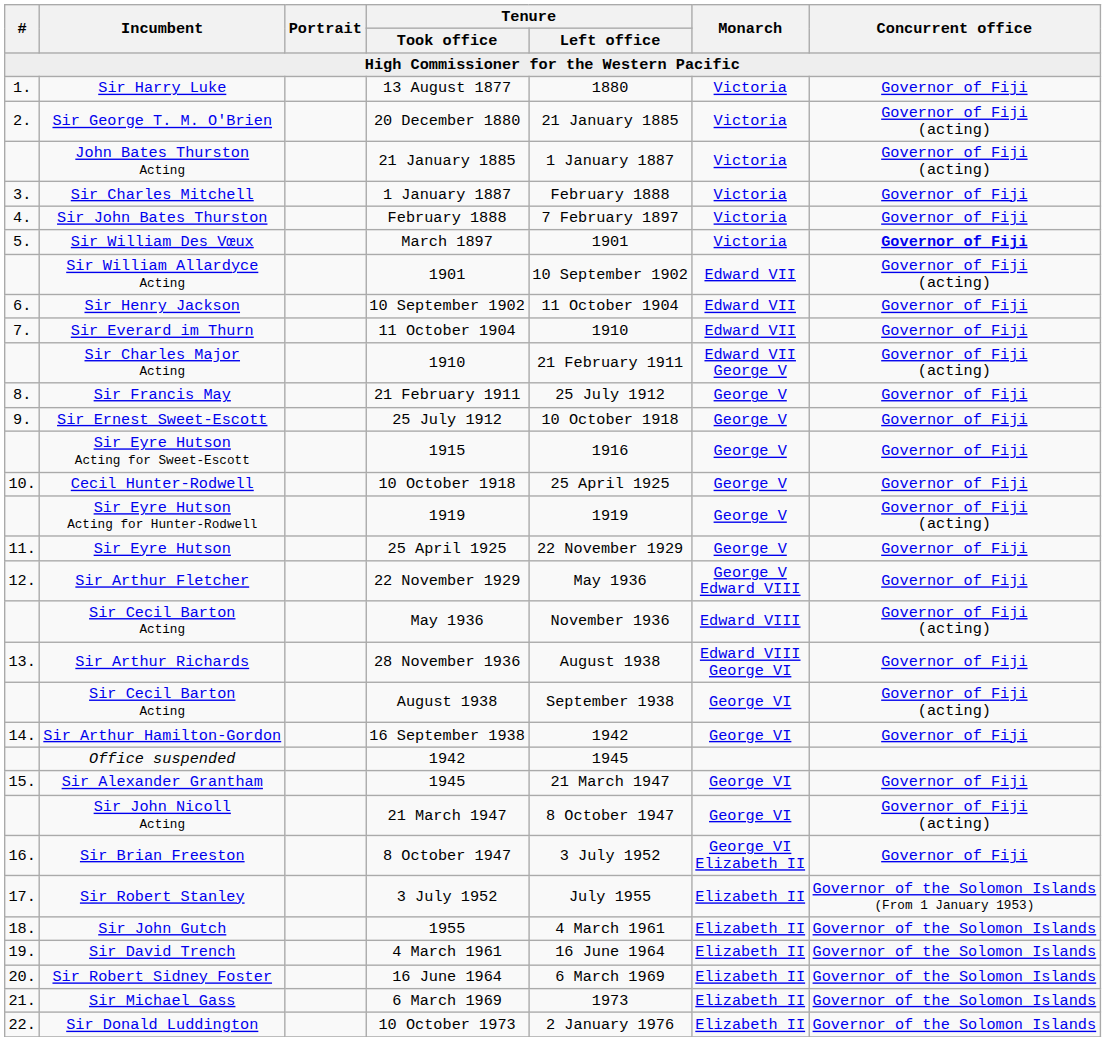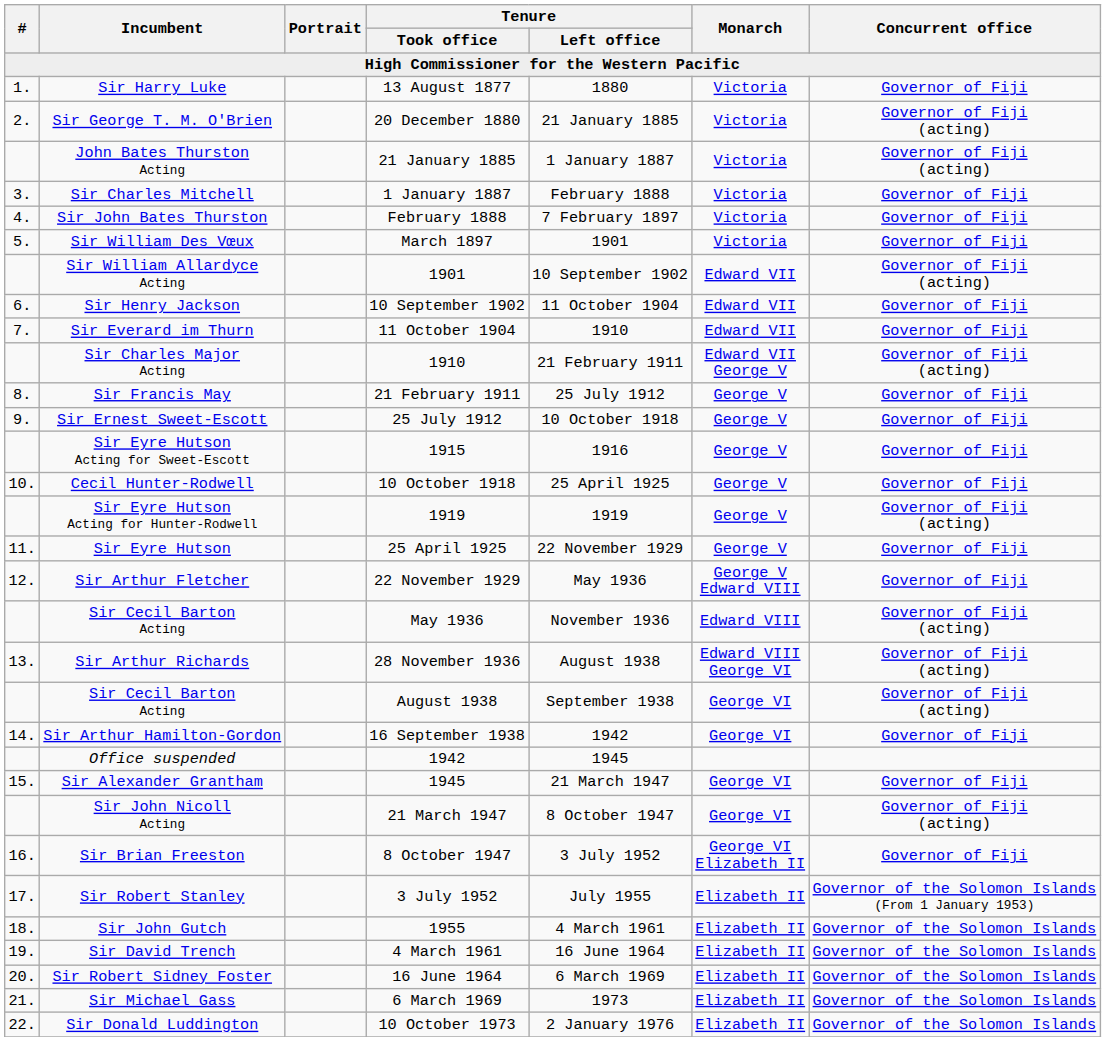(954, 242) bold -> (954, 242) normal
(954, 662) Governor of Fiji -> (954, 662) Governor of Fiji (acting)
